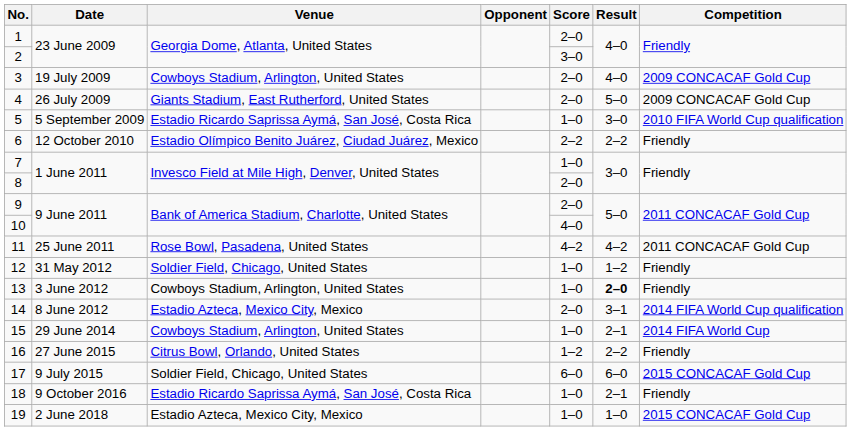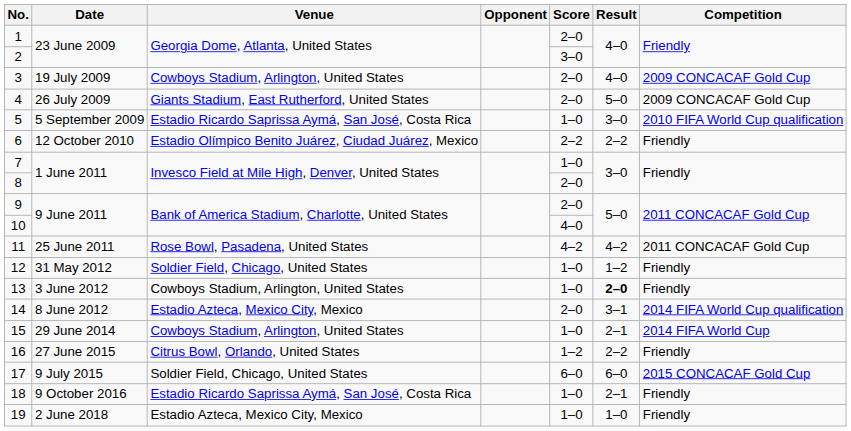(727, 415) 2015 CONCACAF Gold Cup -> (666, 415) Friendly
